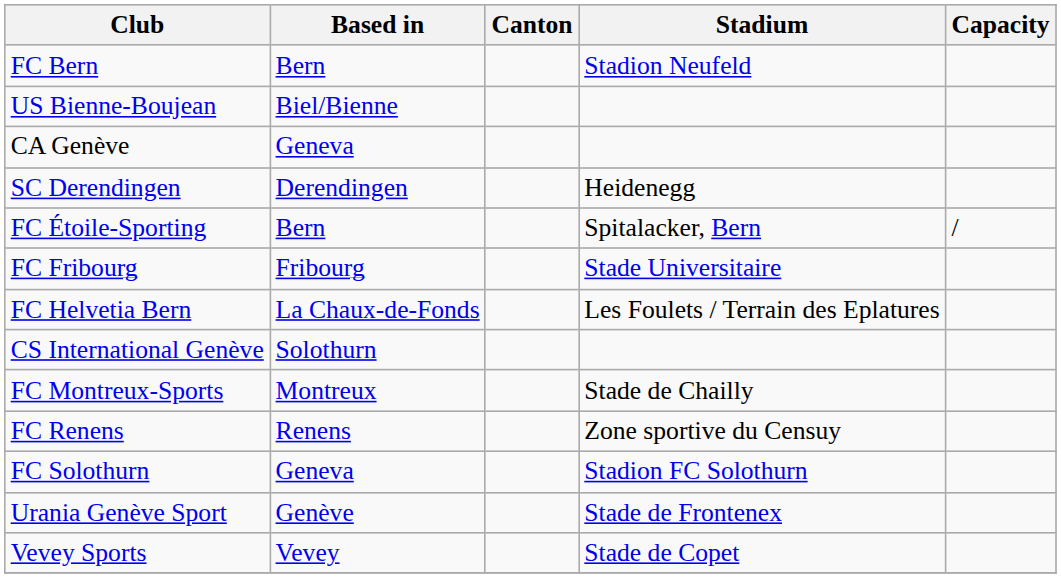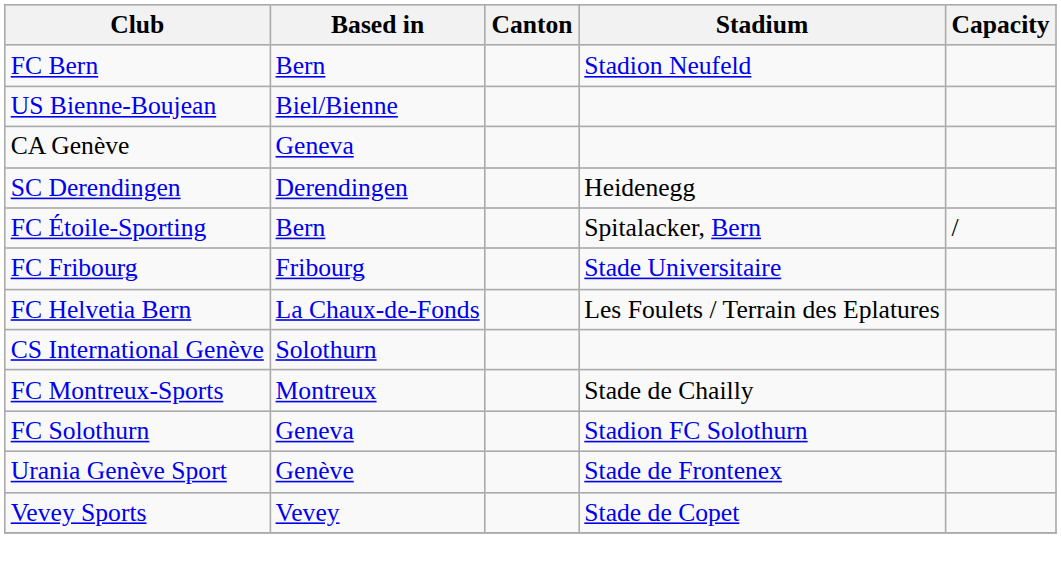- row: (67, 430)
